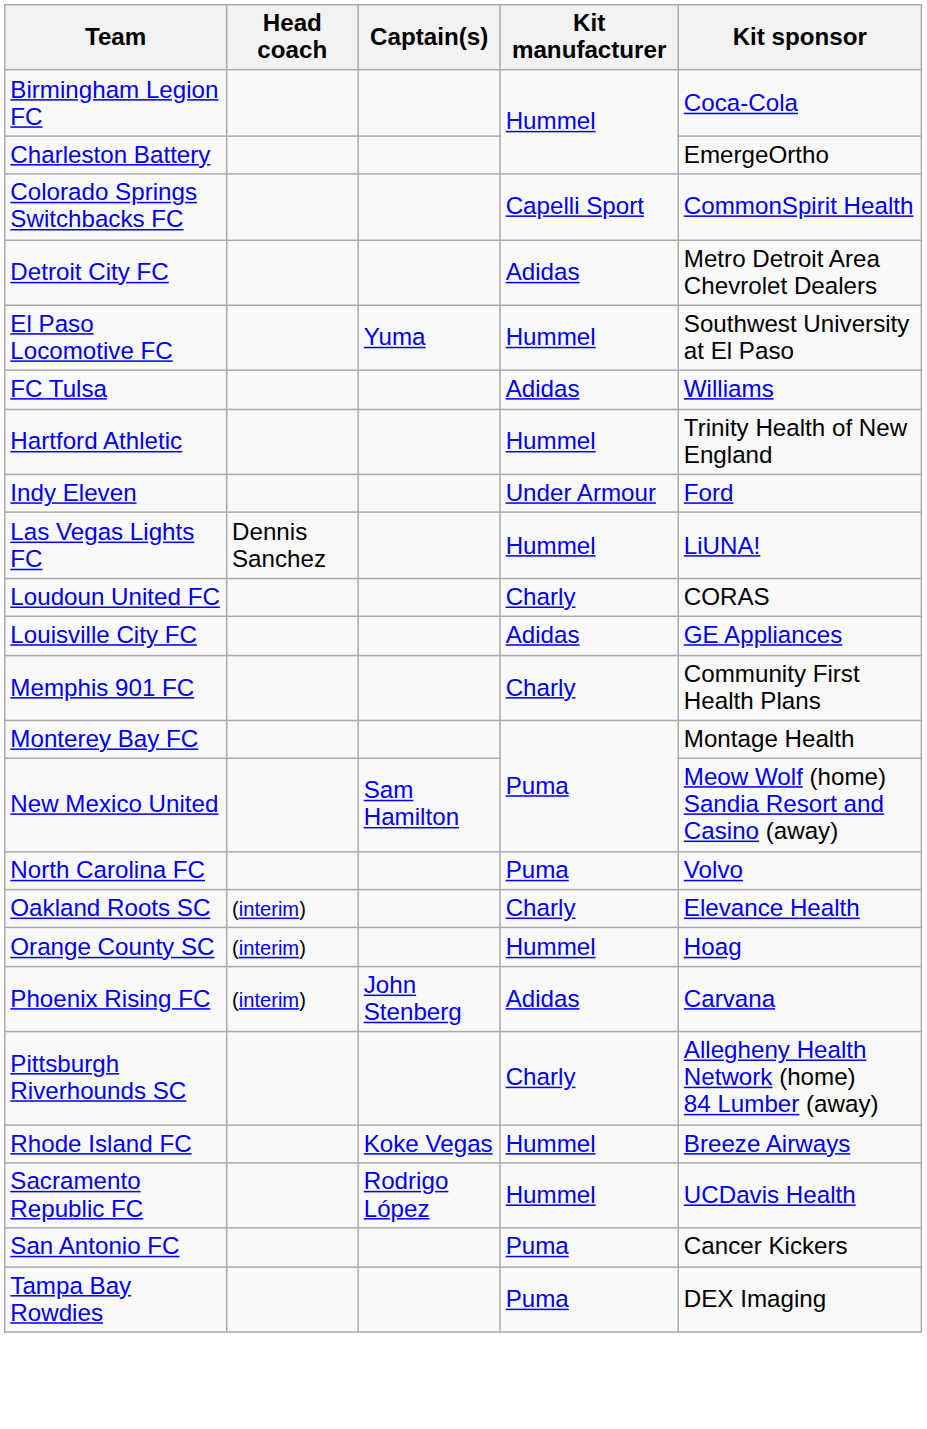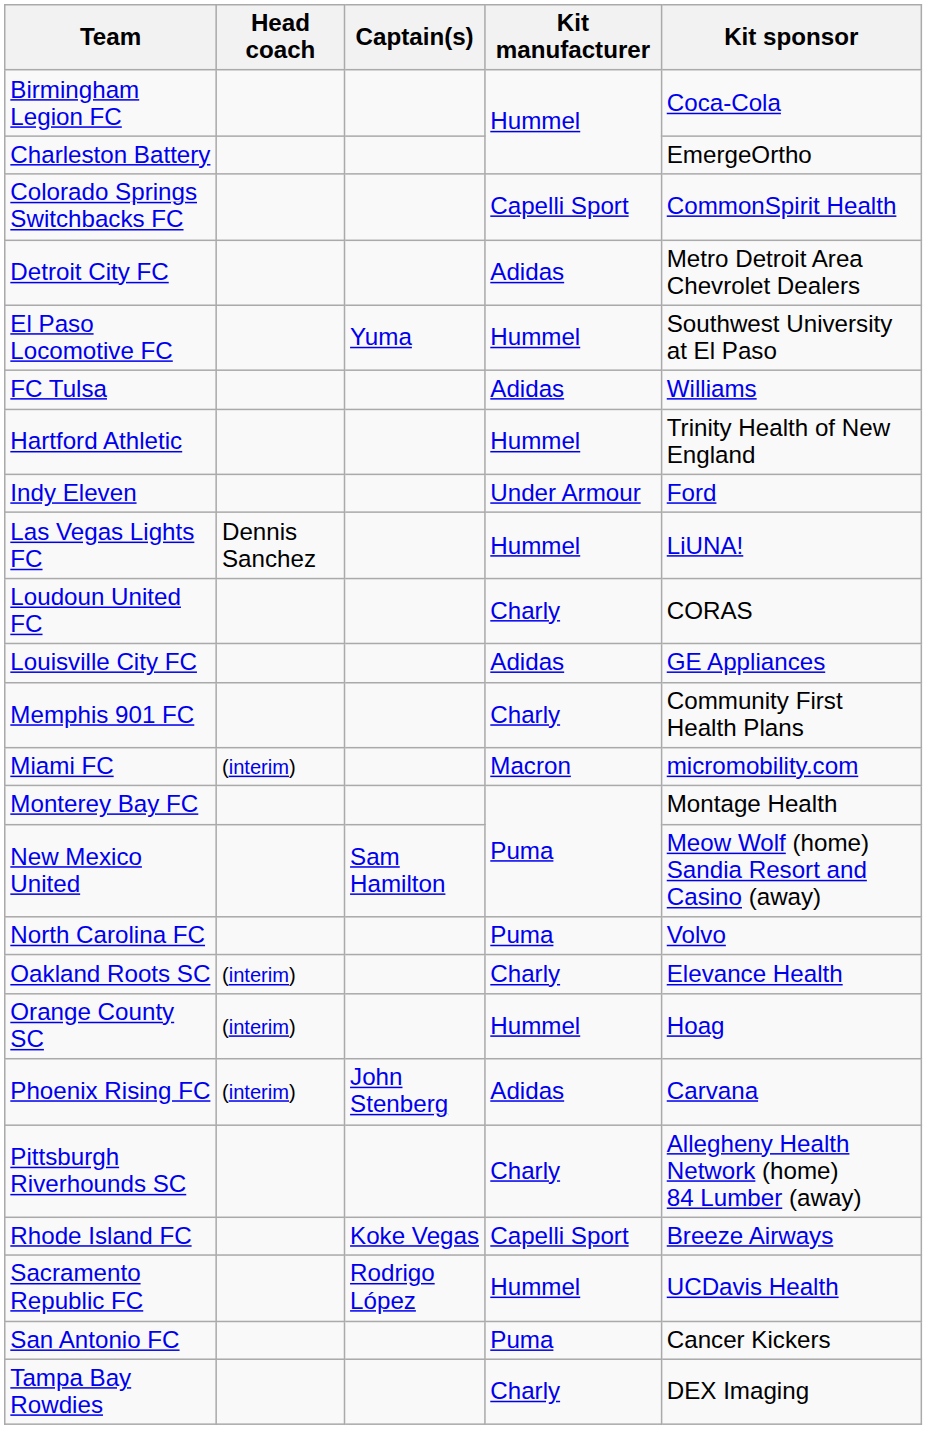+ row: (62, 766)
(551, 1143) Hummel -> (559, 1235) Capelli Sport
(537, 1299) Puma -> (525, 1391) Charly
